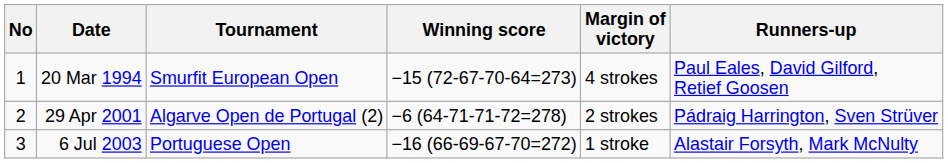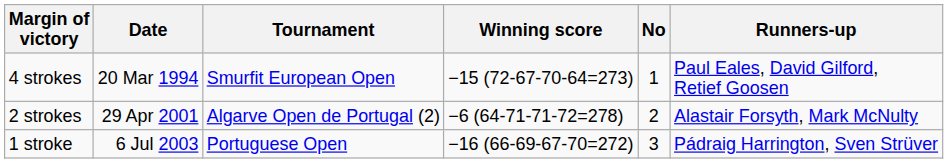columns swapped: (21, 29) <-> (625, 29)
(806, 116) Pádraig Harrington, Sven Strüver -> (796, 116) Alastair Forsyth, Mark McNulty
(796, 144) Alastair Forsyth, Mark McNulty -> (806, 144) Pádraig Harrington, Sven Strüver
